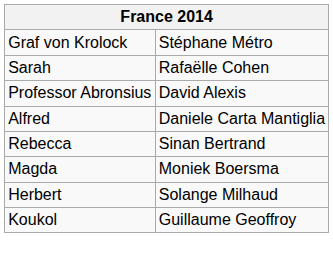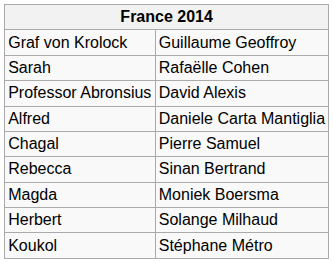(216, 42) Stéphane Métro -> (228, 42) Guillaume Geoffroy
+ row: (34, 144)
(228, 220) Guillaume Geoffroy -> (216, 245) Stéphane Métro
